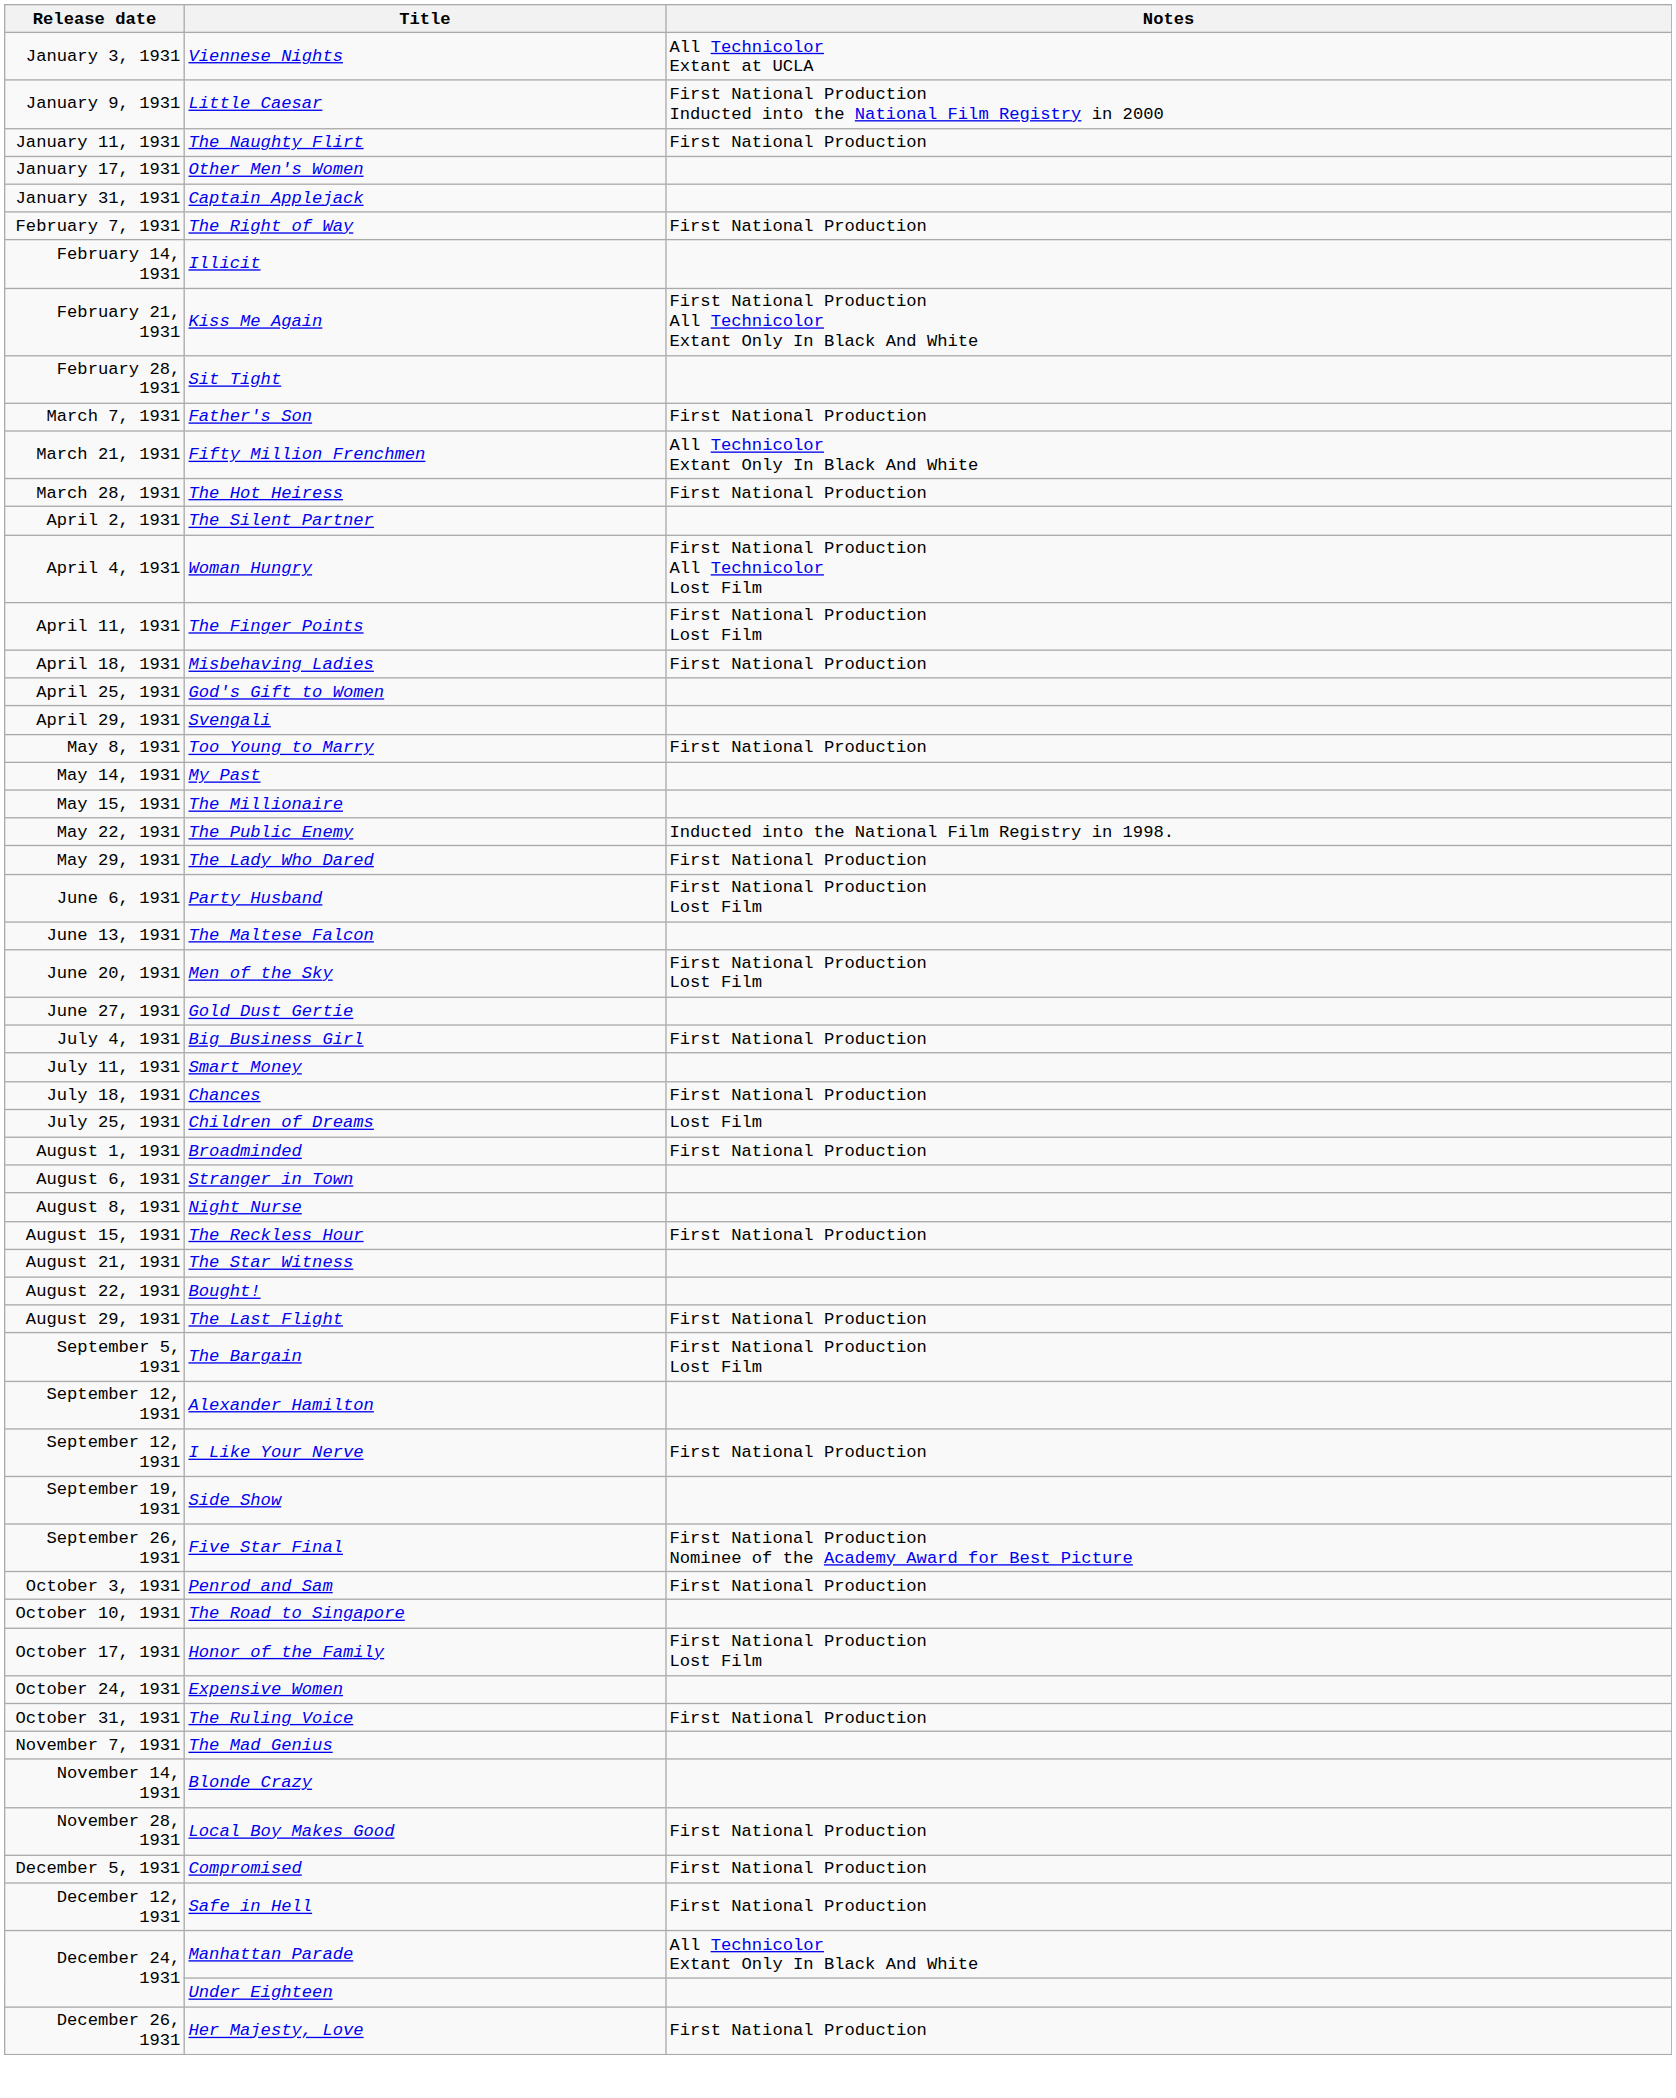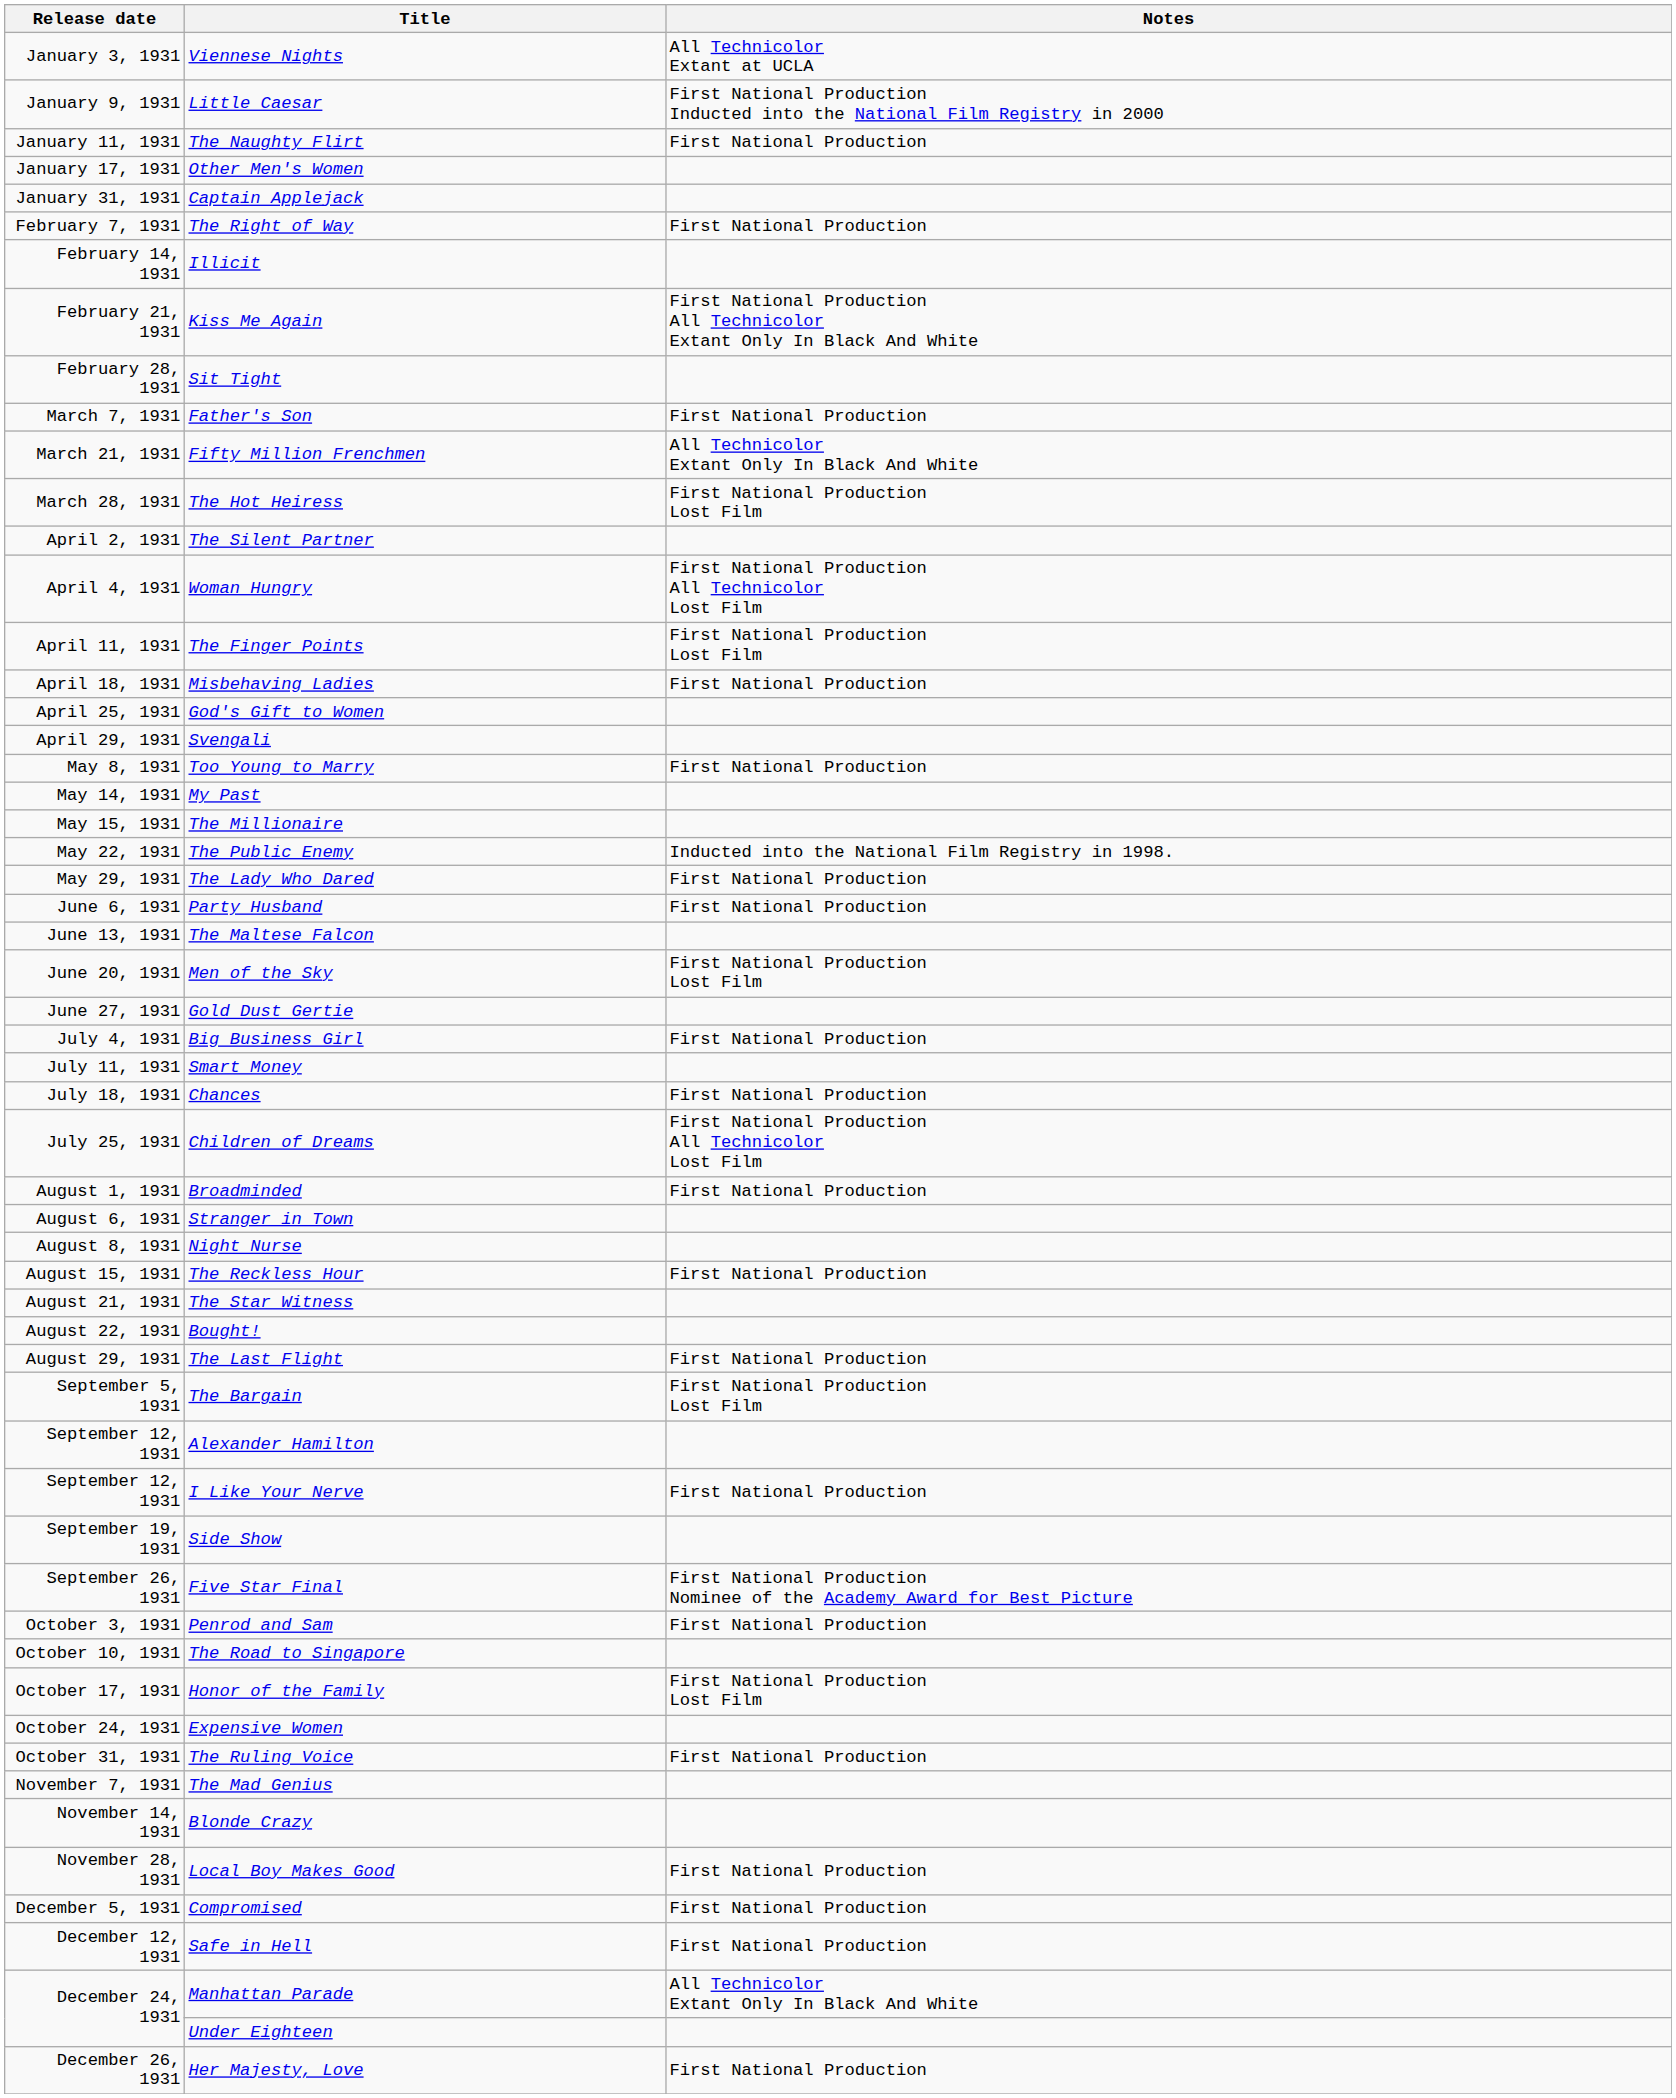(798, 493) First National Production -> (798, 503) First National Production Lost Film
(798, 898) First National Production Lost Film -> (798, 908) First National Production
(716, 1123) Lost Film -> (798, 1143) First National Production All Technicolor Lost Film
